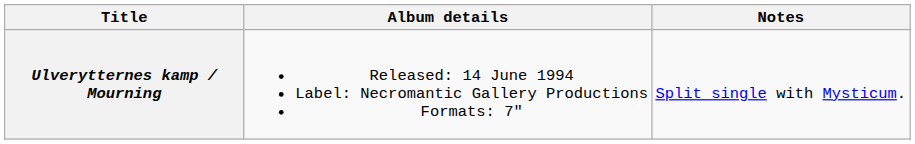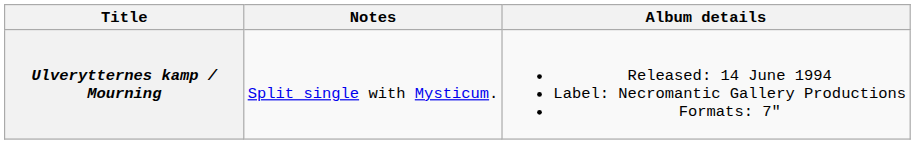columns swapped: (448, 17) <-> (781, 17)
